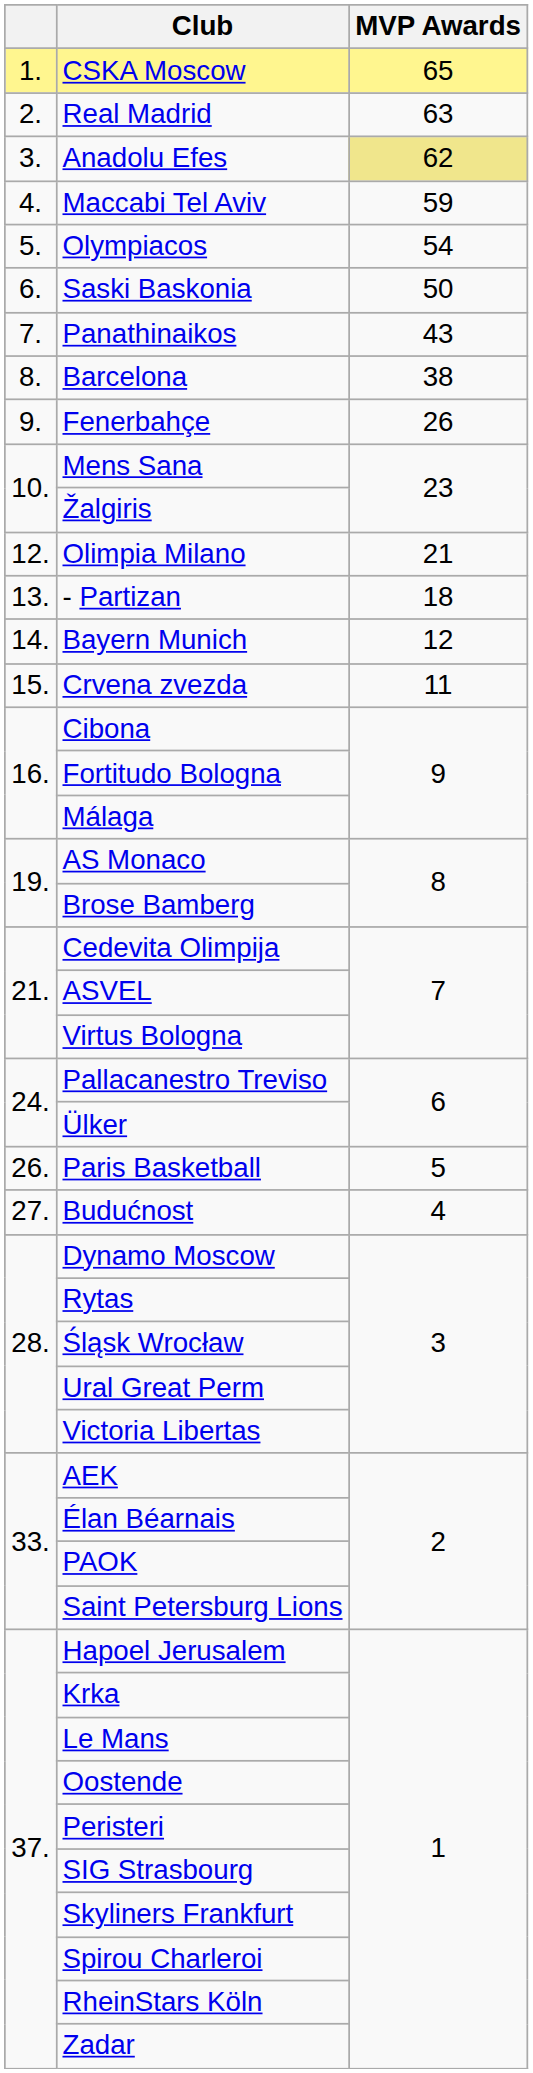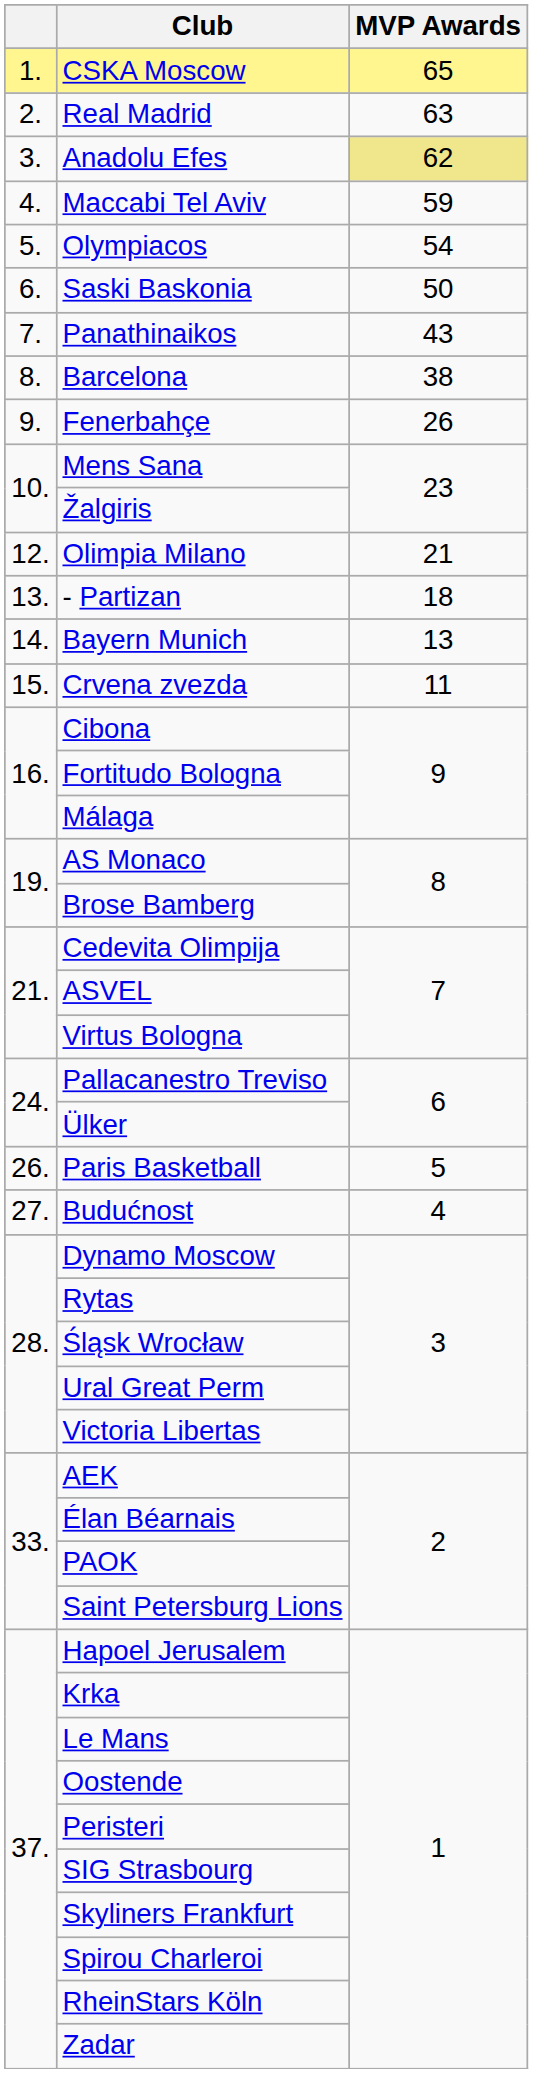(438, 641) 12 -> (438, 641) 13
